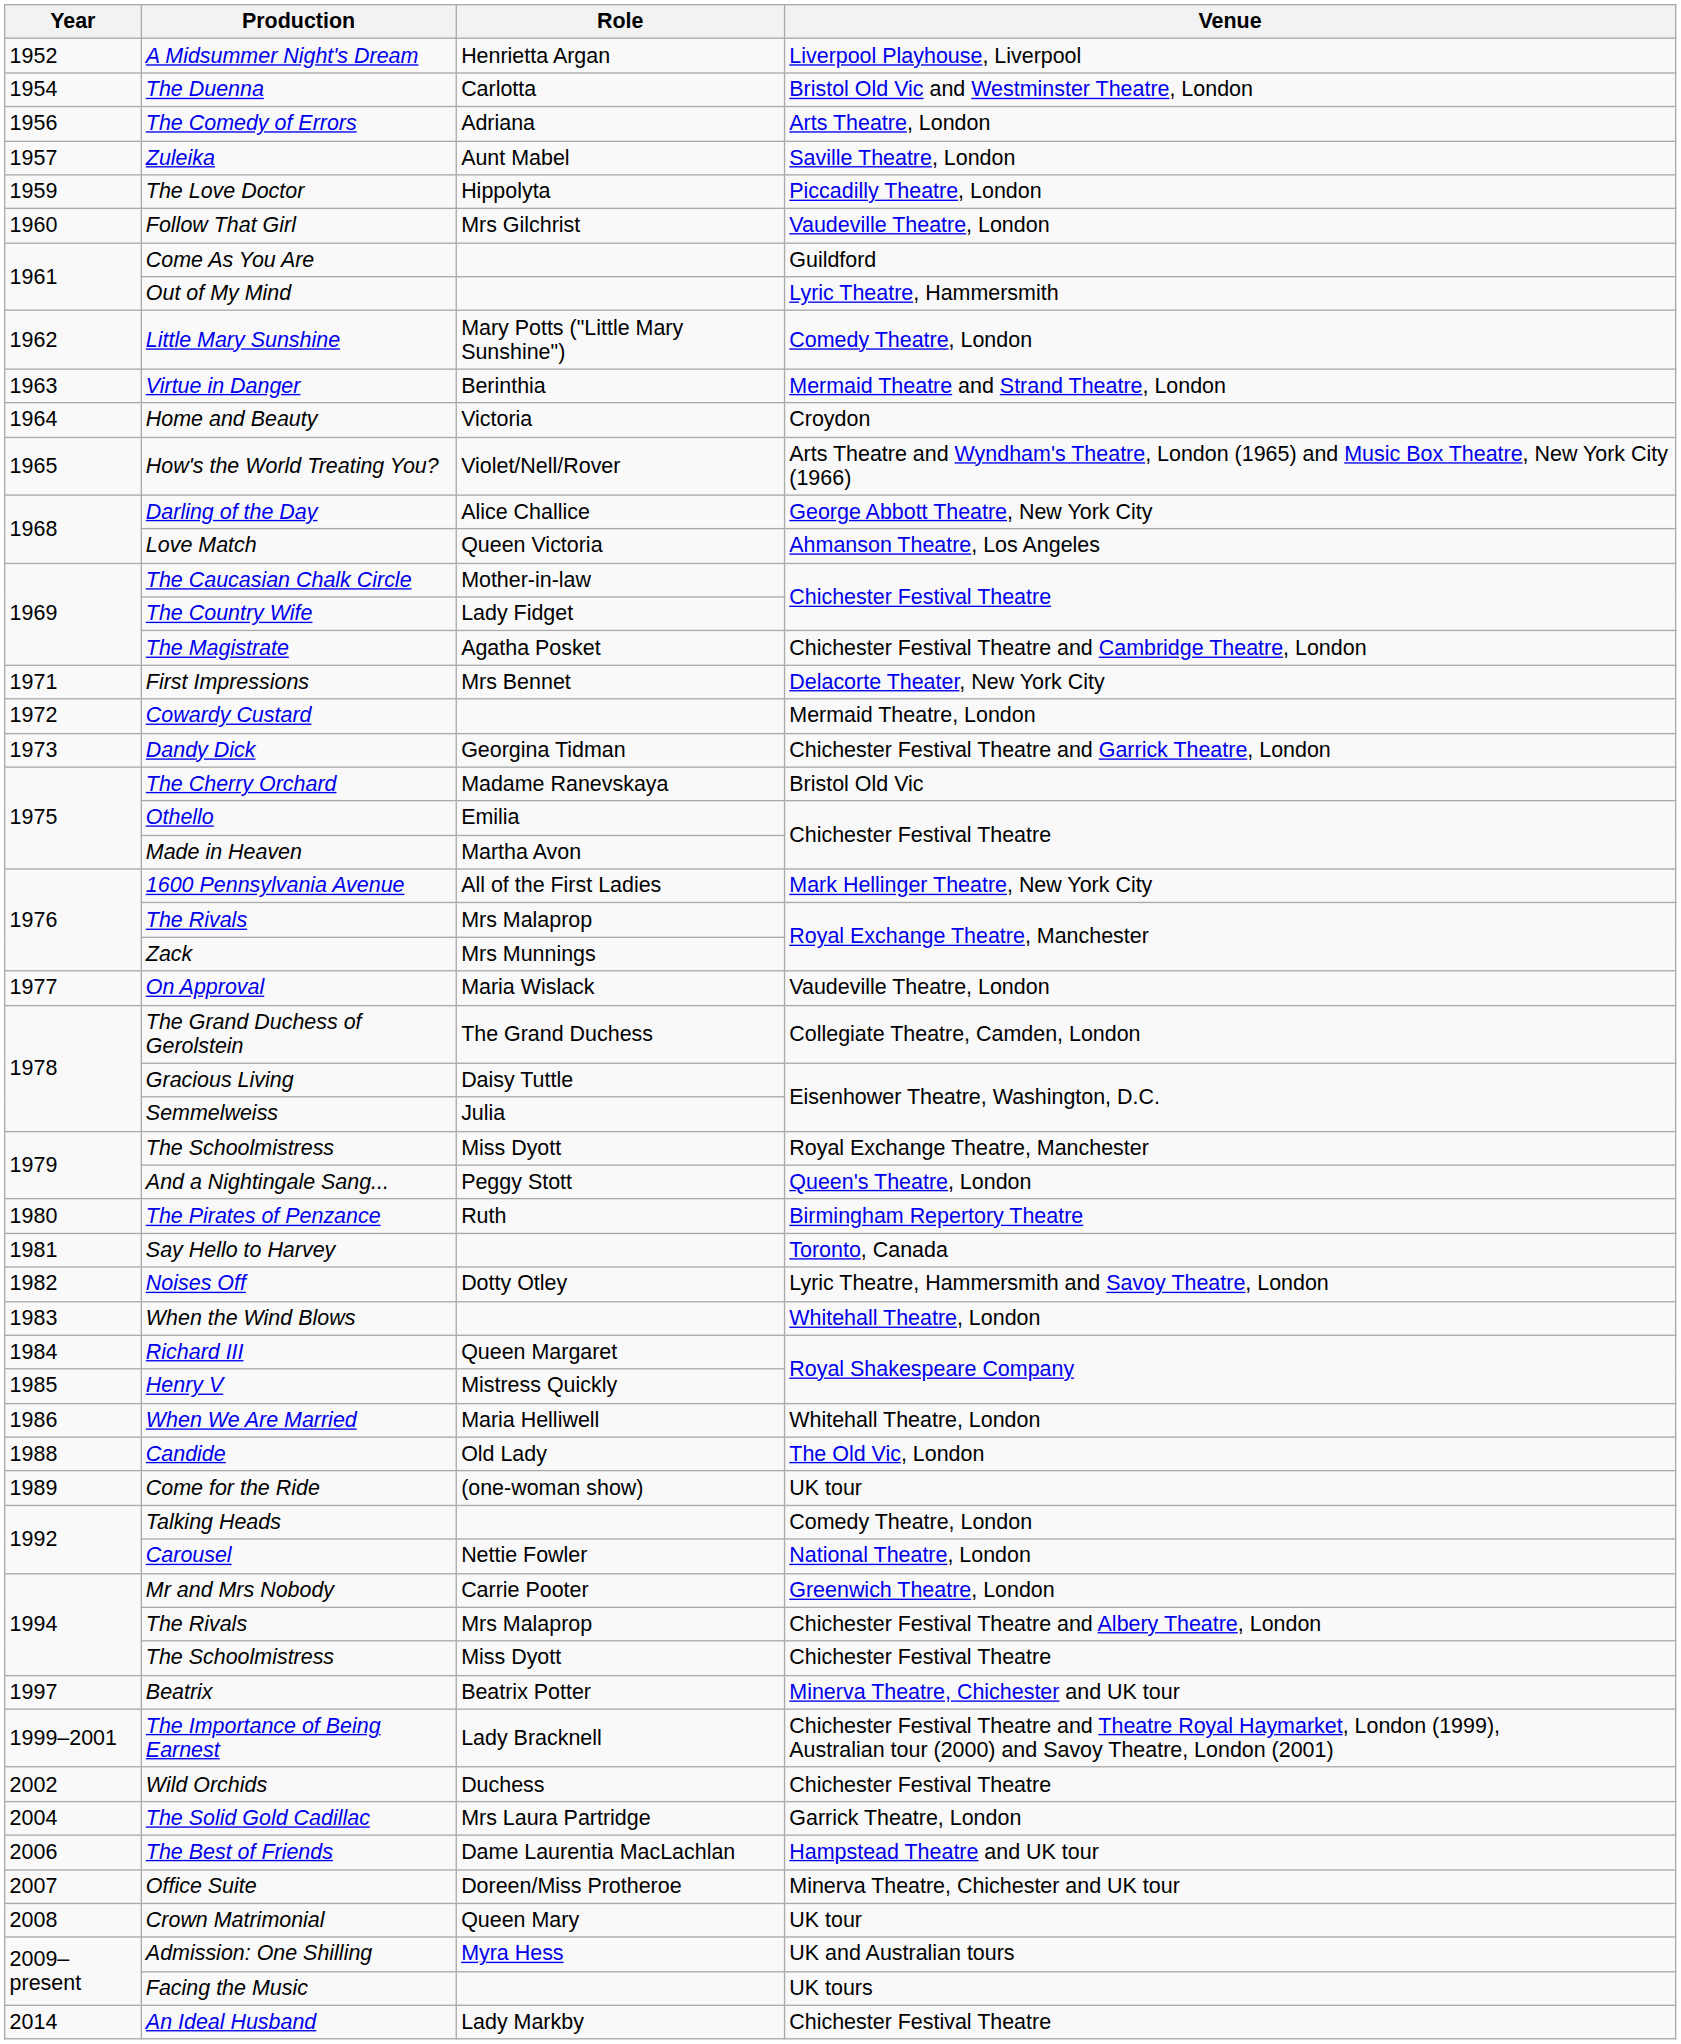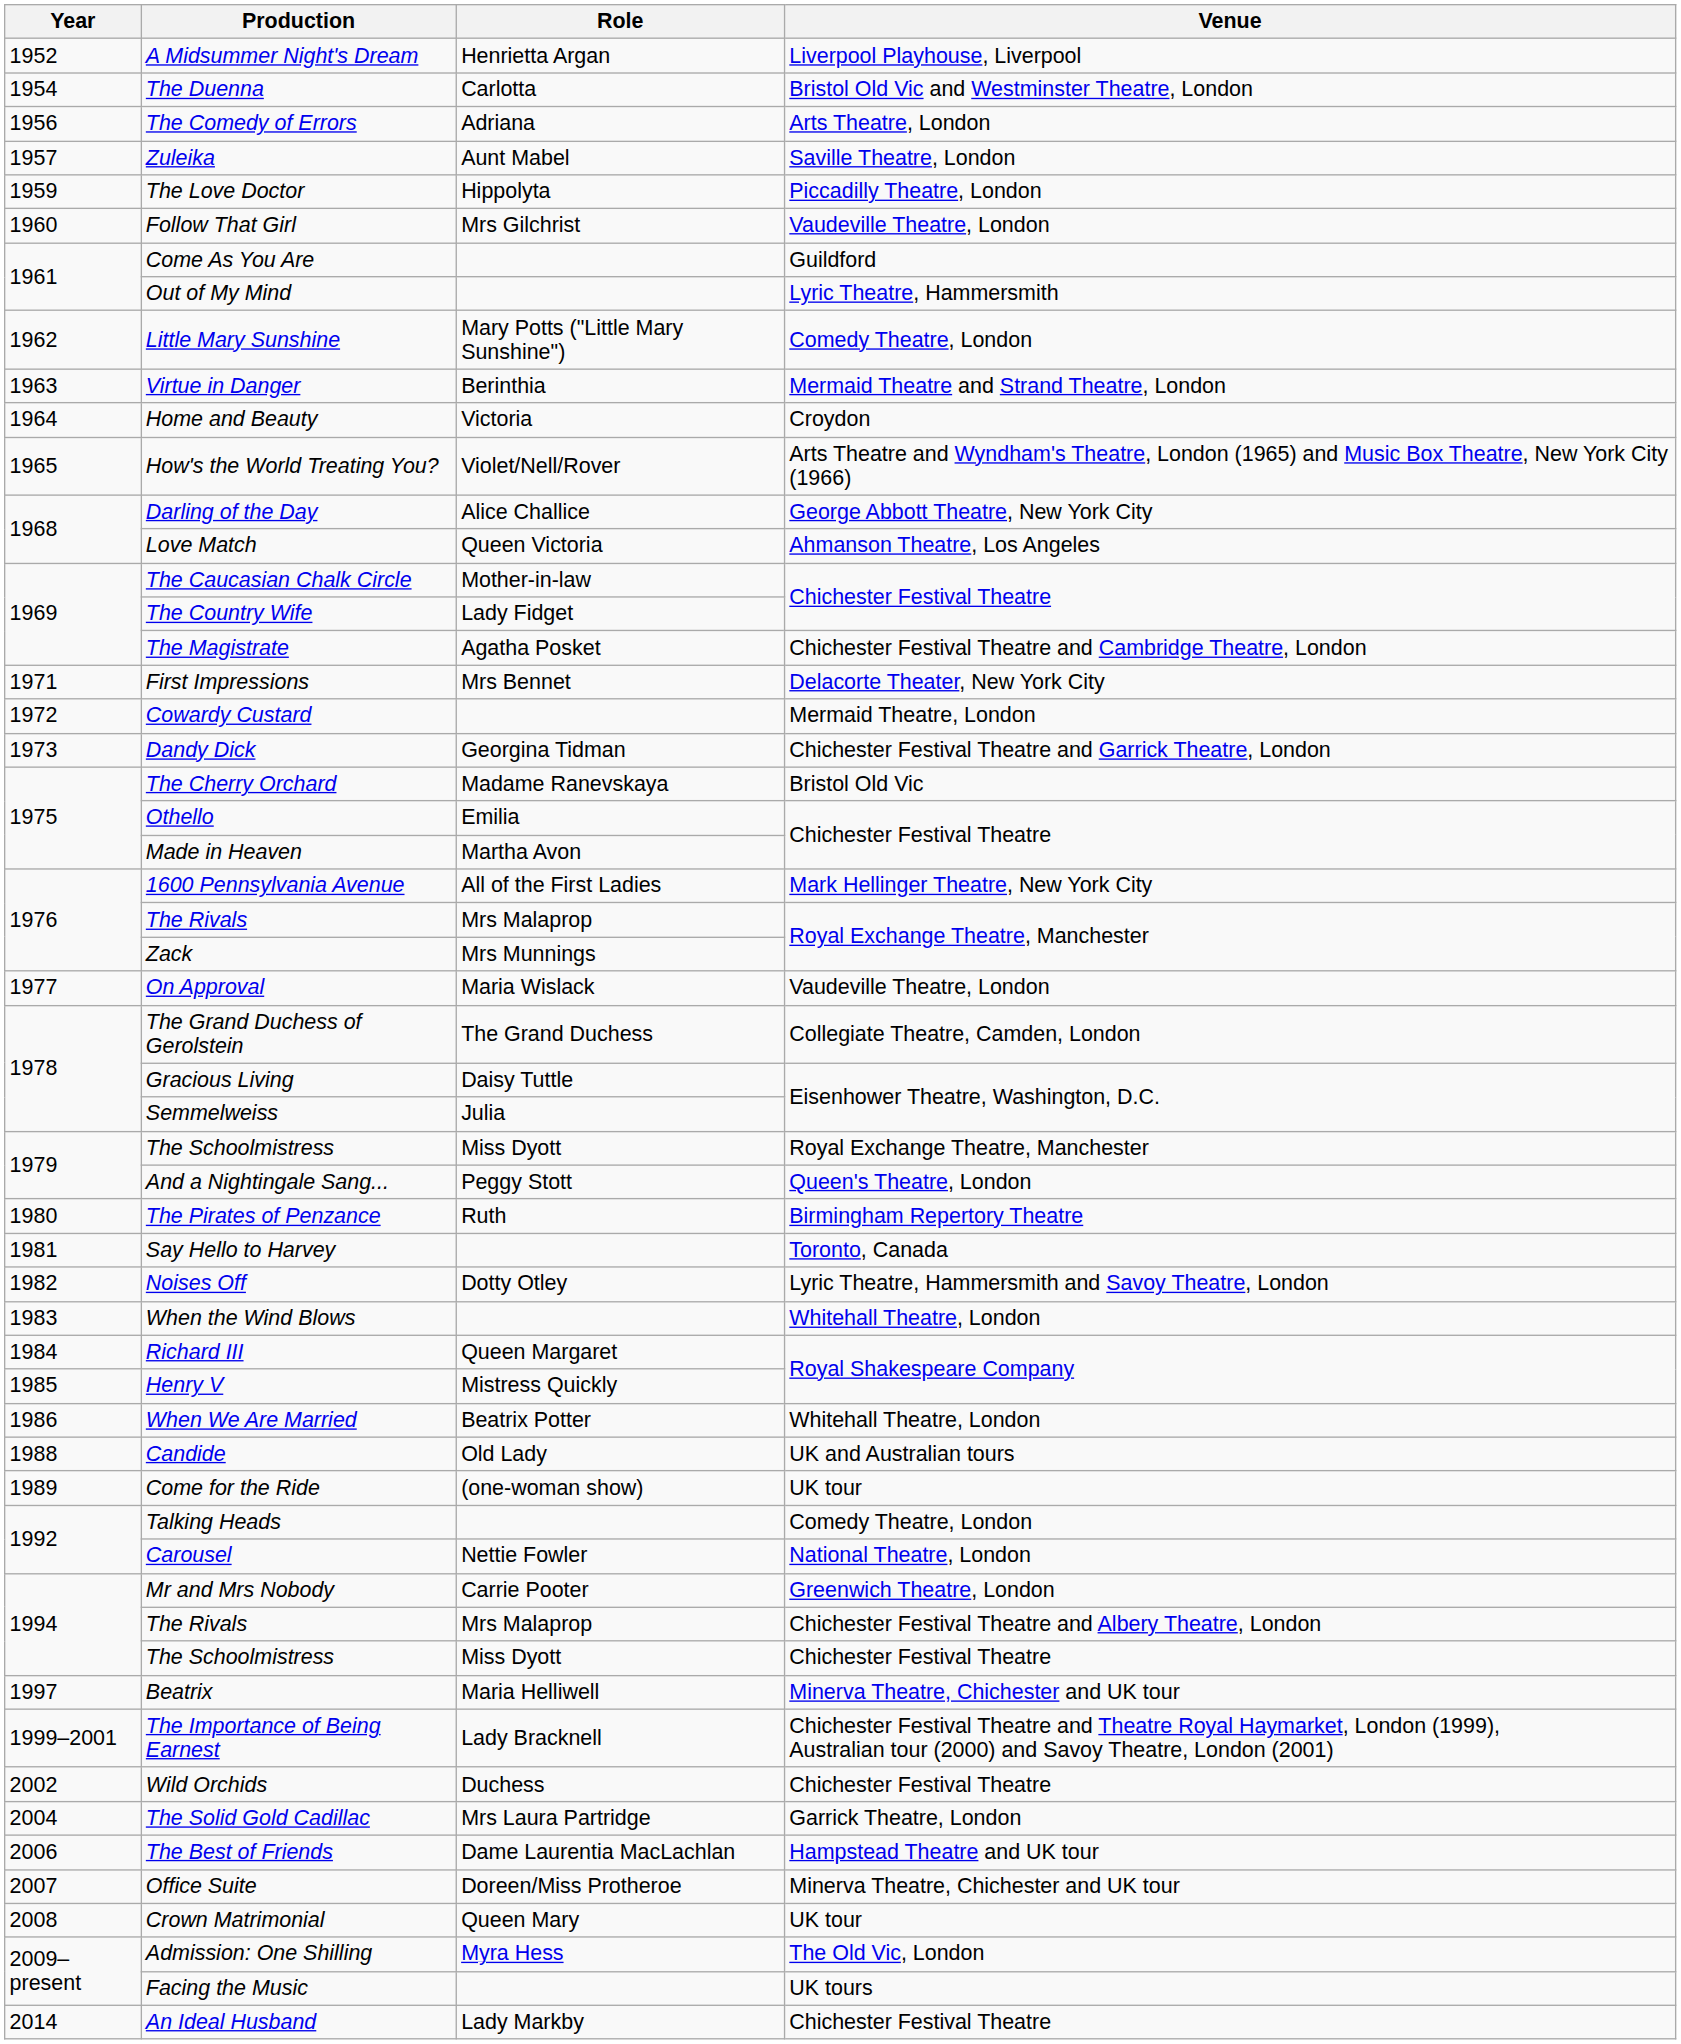(530, 1419) Maria Helliwell -> (526, 1419) Beatrix Potter
(887, 1453) The Old Vic, London -> (902, 1453) UK and Australian tours
(526, 1691) Beatrix Potter -> (530, 1691) Maria Helliwell
(902, 1954) UK and Australian tours -> (887, 1954) The Old Vic, London
